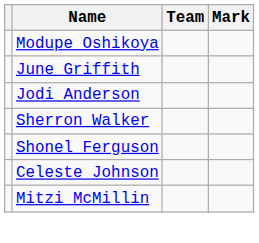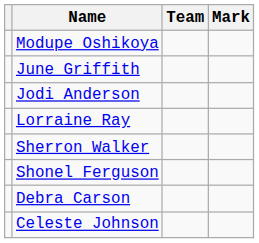+ row: (73, 121)
+ row: (73, 198)
- row: (83, 198)
